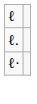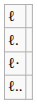+ row: (15, 87)
